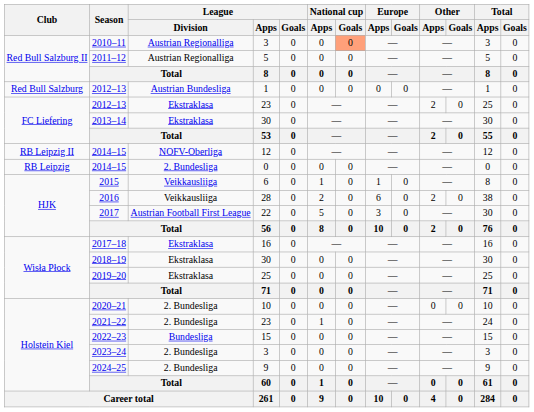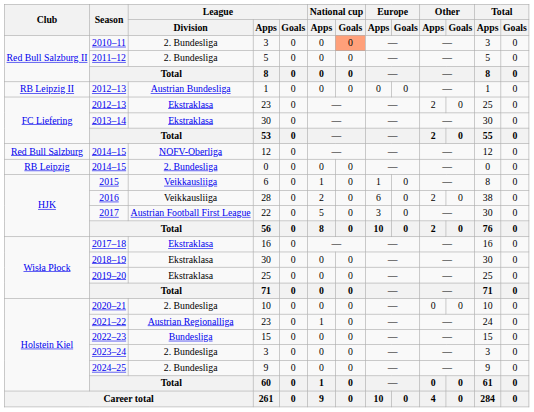(191, 43) Austrian Regionalliga -> (191, 43) 2. Bundesliga
(191, 58) Austrian Regionalliga -> (191, 58) 2. Bundesliga
(47, 89) Red Bull Salzburg -> (47, 89) RB Leipzig II
(47, 151) RB Leipzig II -> (47, 151) Red Bull Salzburg
(191, 321) 2. Bundesliga -> (191, 321) Austrian Regionalliga
